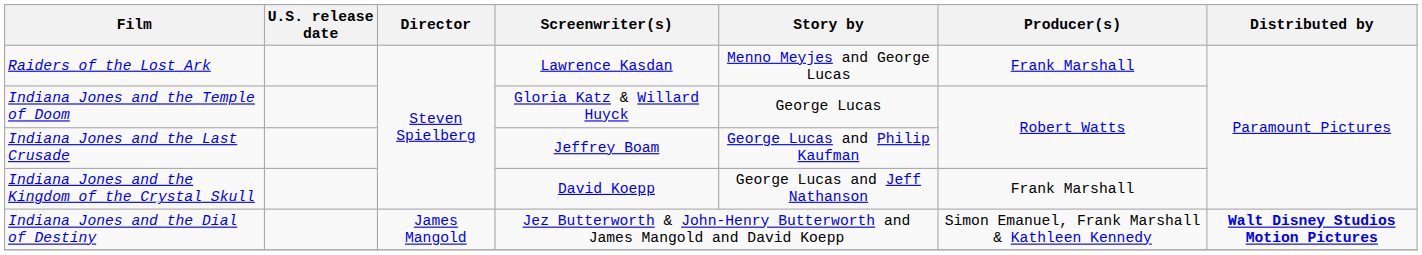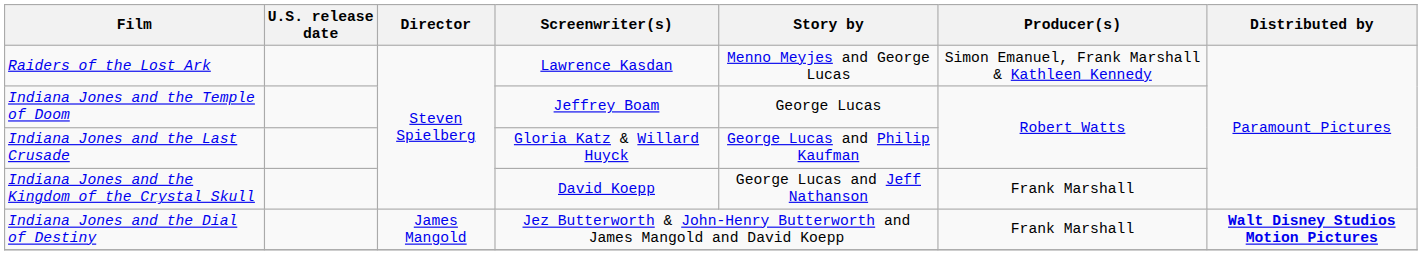(1072, 66) Frank Marshall -> (1072, 66) Simon Emanuel, Frank Marshall & Kathleen Kennedy
(607, 107) Gloria Katz & Willard Huyck -> (607, 107) Jeffrey Boam
(607, 148) Jeffrey Boam -> (607, 148) Gloria Katz & Willard Huyck
(1072, 229) Simon Emanuel, Frank Marshall & Kathleen Kennedy -> (1072, 229) Frank Marshall
